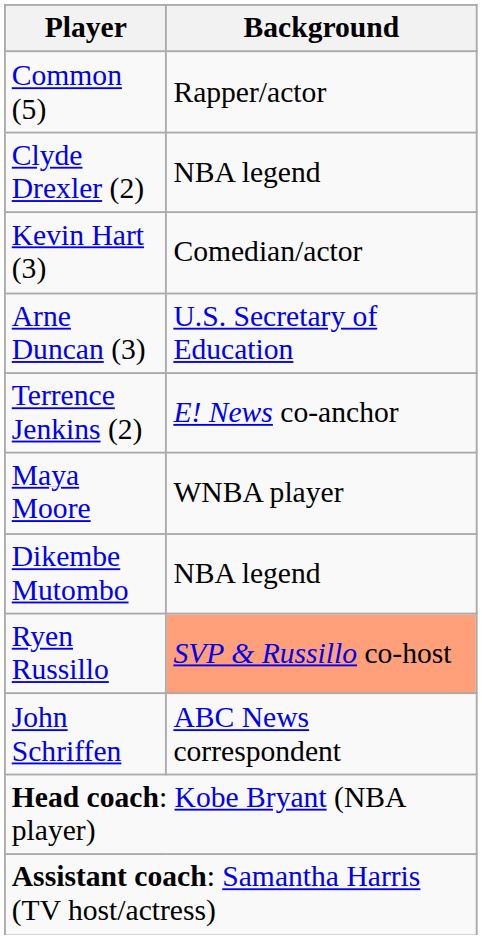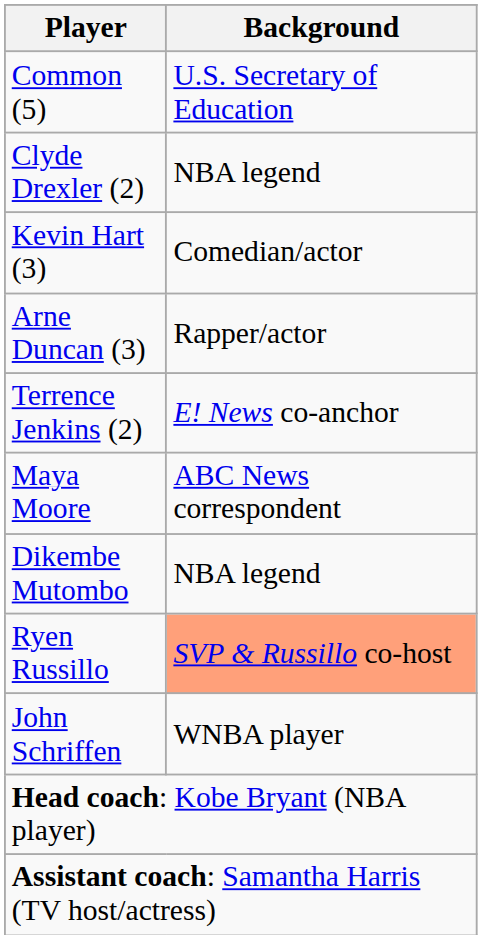(250, 91) Rapper/actor -> (275, 91) U.S. Secretary of Education
(275, 332) U.S. Secretary of Education -> (250, 332) Rapper/actor
(258, 492) WNBA player -> (257, 492) ABC News correspondent
(257, 733) ABC News correspondent -> (258, 733) WNBA player
